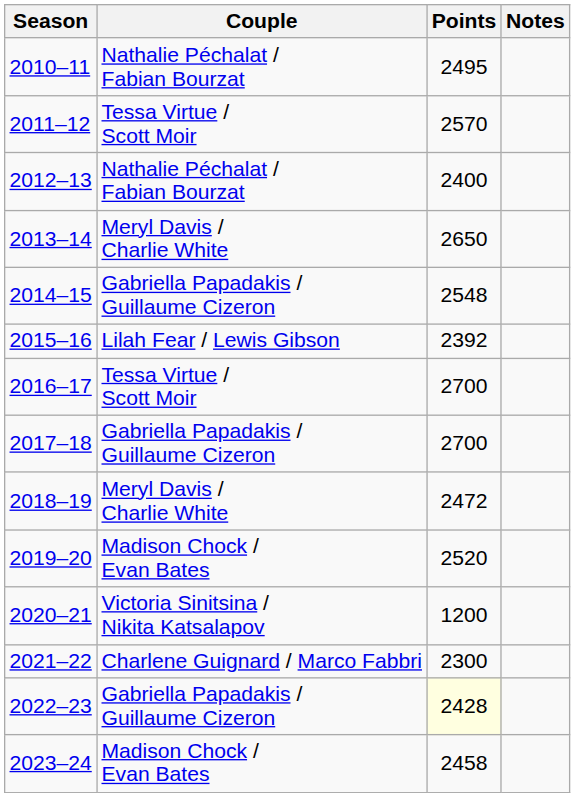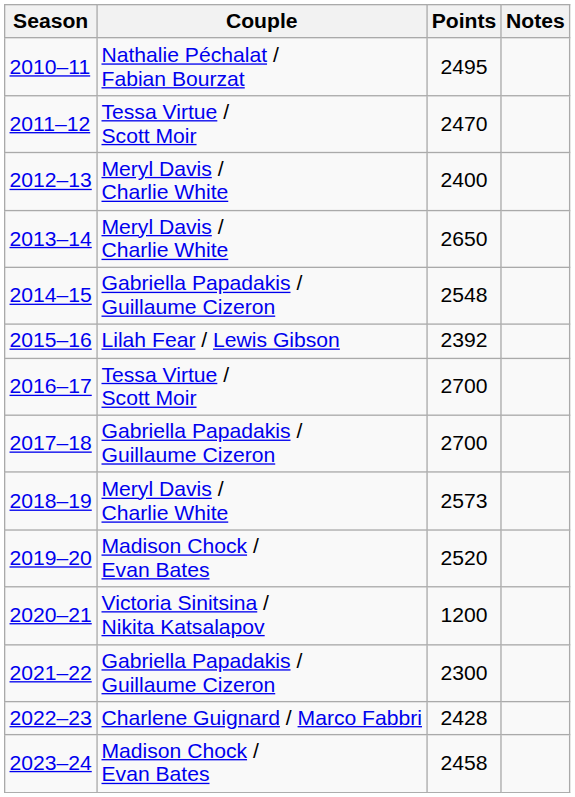(464, 123) 2570 -> (464, 123) 2470
(190, 181) Nathalie Péchalat / Fabian Bourzat -> (165, 181) Meryl Davis / Charlie White
(464, 500) 2472 -> (464, 500) 2573
(262, 660) Charlene Guignard / Marco Fabbri -> (202, 672) Gabriella Papadakis / Guillaume Cizeron
(202, 706) Gabriella Papadakis / Guillaume Cizeron -> (262, 718) Charlene Guignard / Marco Fabbri
(464, 706) lightyellow background -> (464, 718) no background
